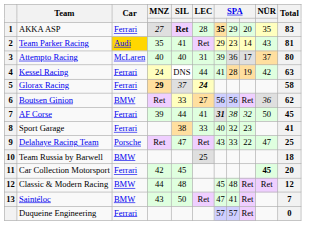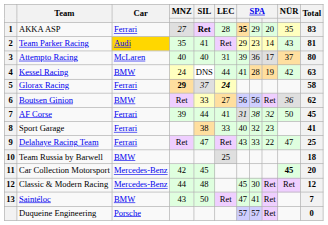(126, 71) Ferrari -> (125, 71) BMW
(221, 114) bold -> (243, 114) normal
(127, 142) Porsche -> (126, 142) Ferrari
(126, 170) Ferrari -> (141, 170) Mercedes-Benz
(125, 184) BMW -> (141, 184) Mercedes-Benz
(233, 184) 48 -> (255, 184) 30
(126, 213) Ferrari -> (127, 213) Porsche
